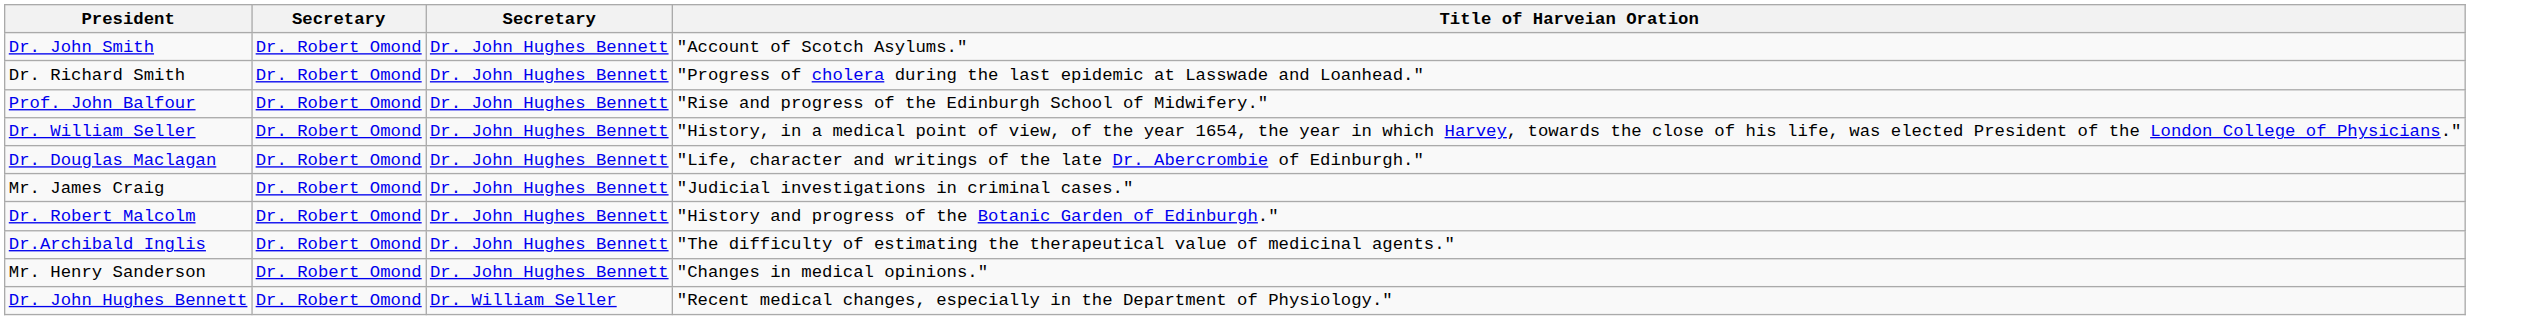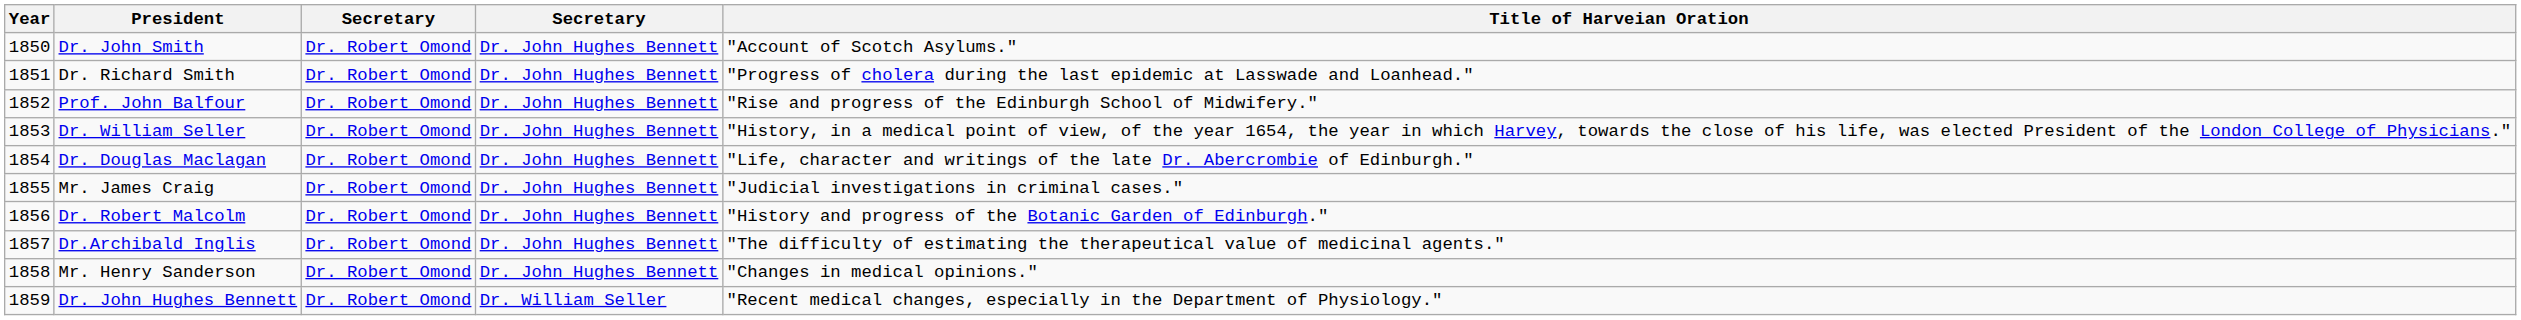+ column: (30, 19)
